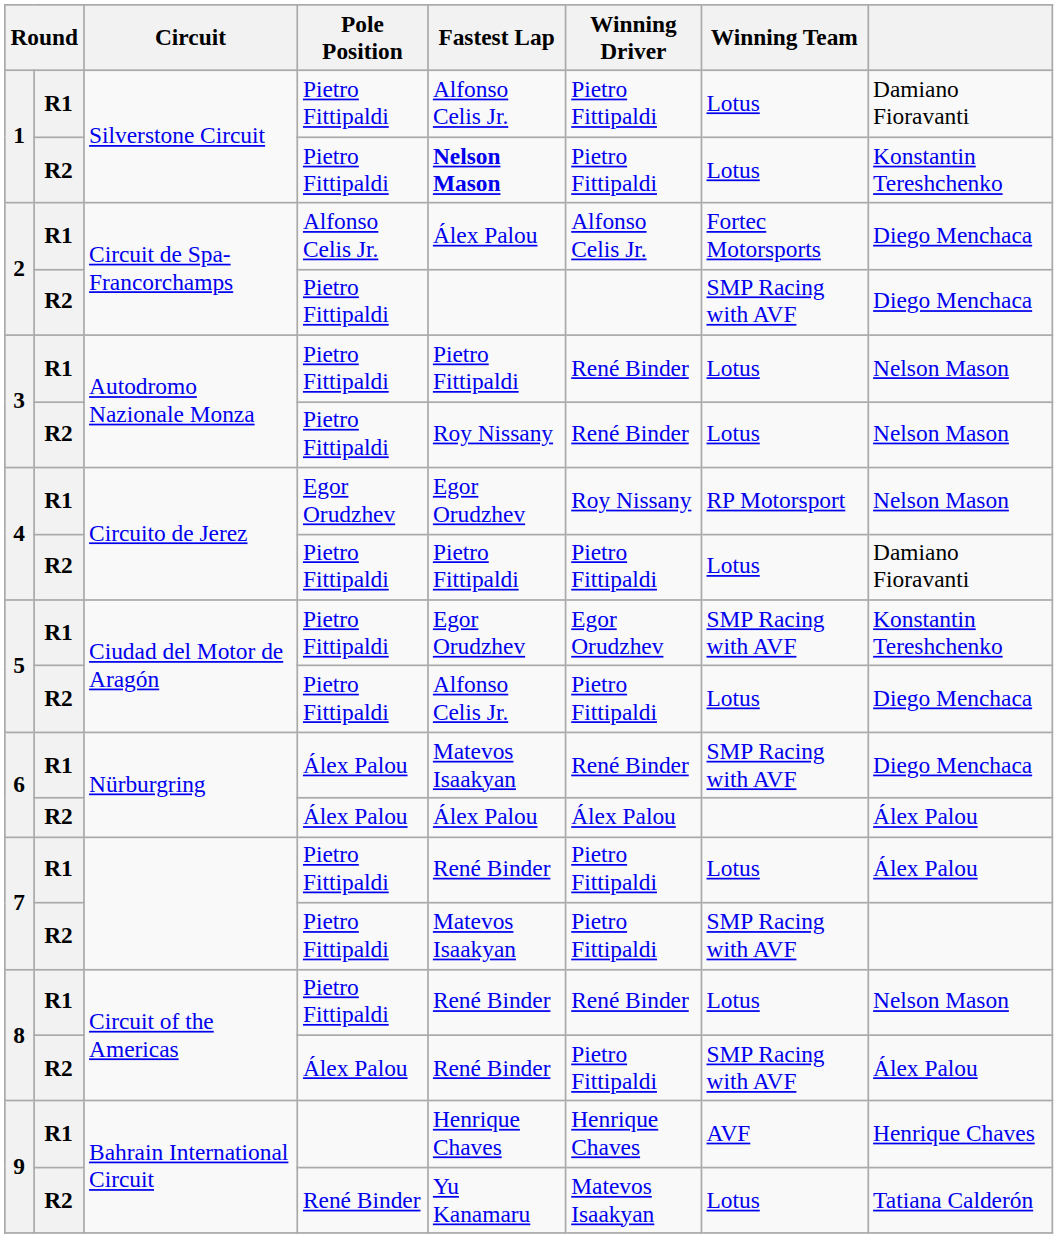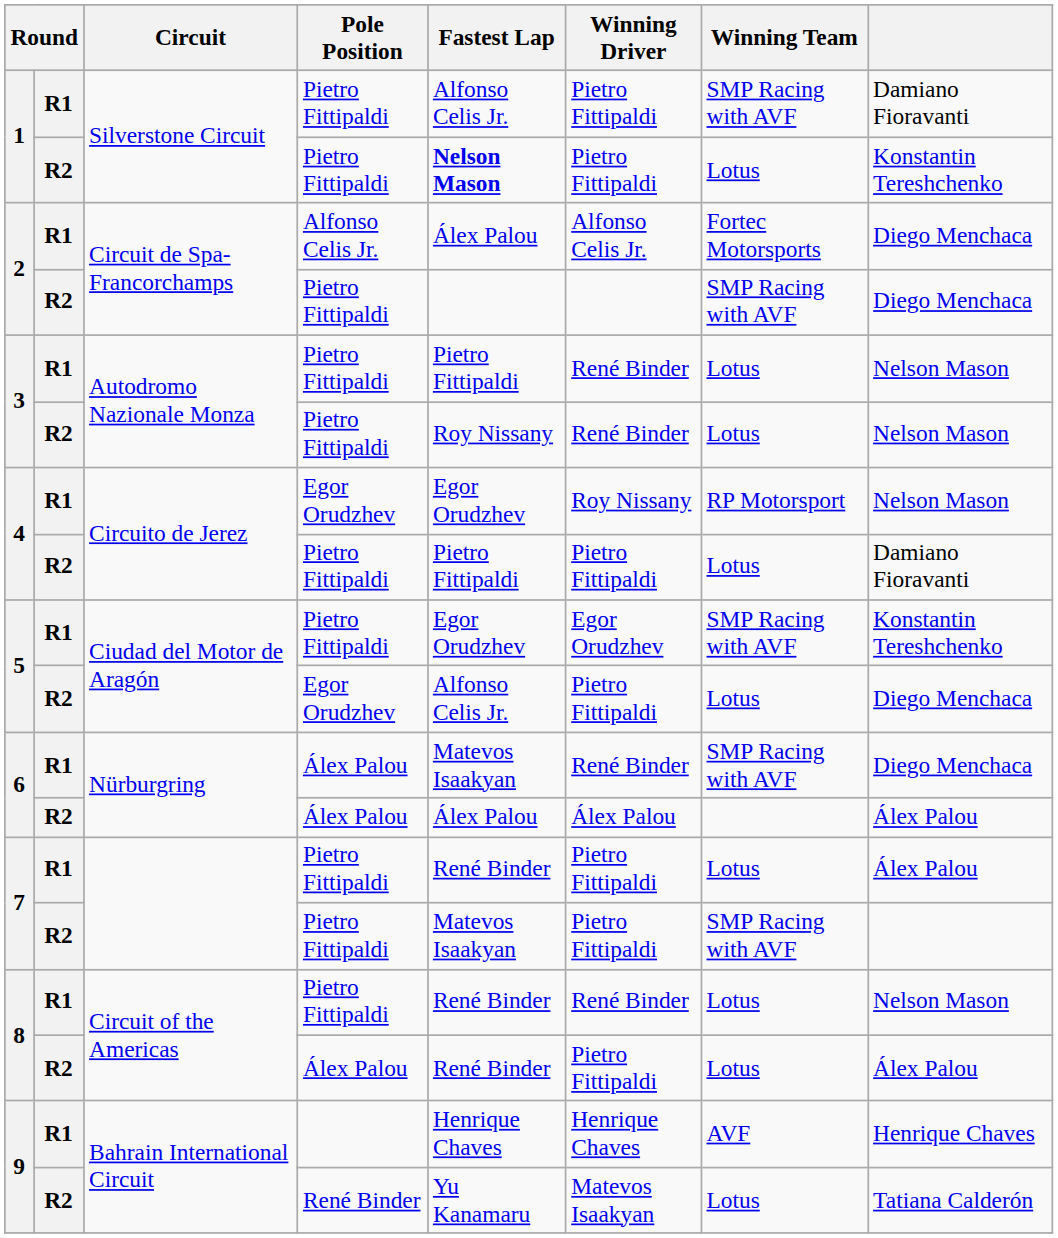(733, 103) Lotus -> (766, 103) SMP Racing with AVF
(346, 698) Pietro Fittipaldi -> (349, 698) Egor Orudzhev
(766, 1067) SMP Racing with AVF -> (733, 1067) Lotus
